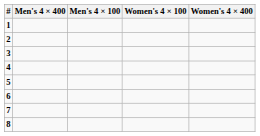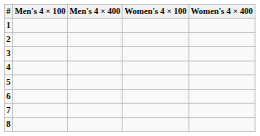columns swapped: (95, 11) <-> (40, 11)
